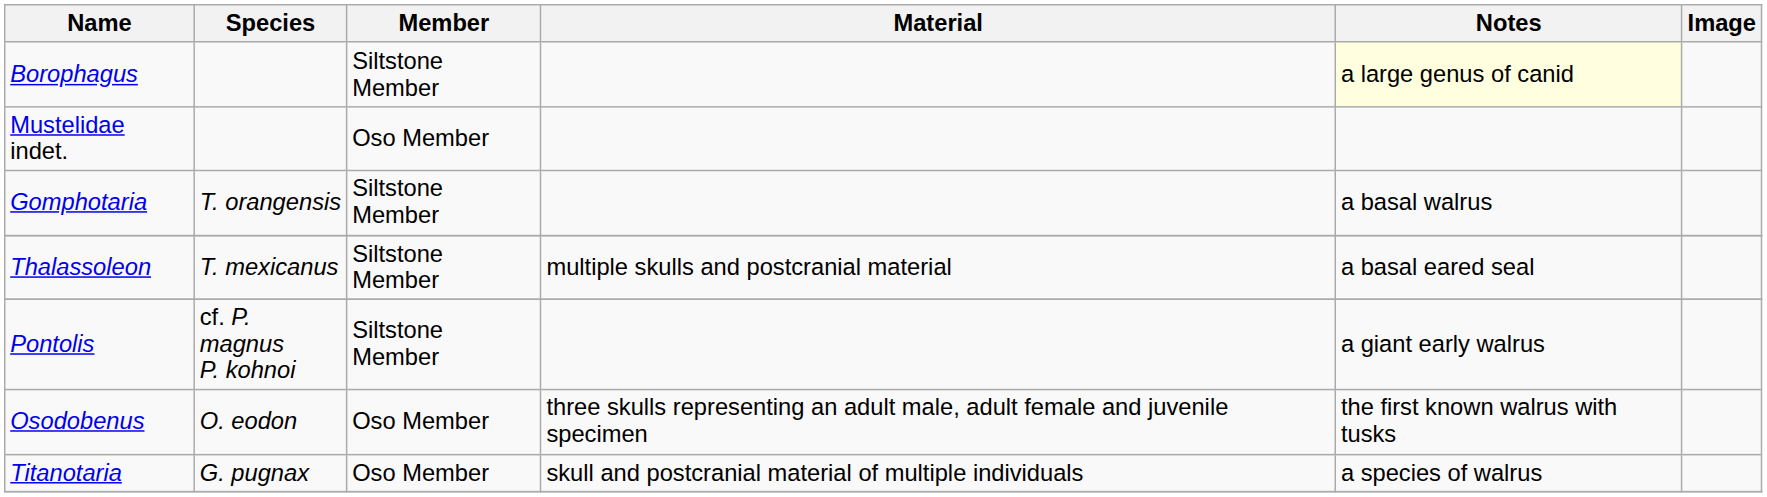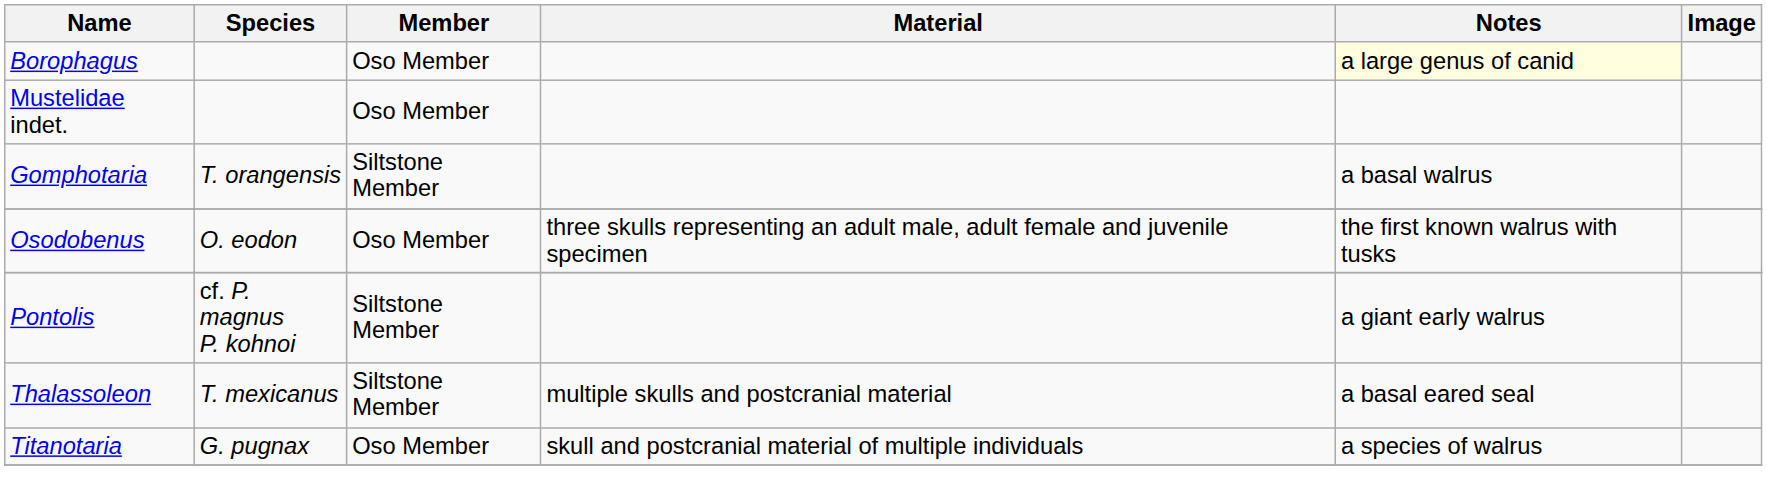(398, 74) Siltstone Member -> (421, 60) Oso Member
rows swapped: (77, 421) <-> (81, 266)
